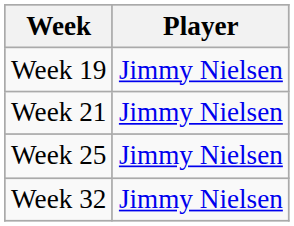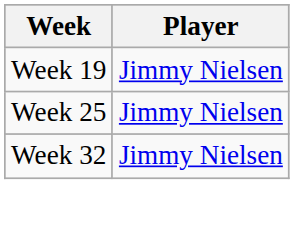- row: (59, 112)
